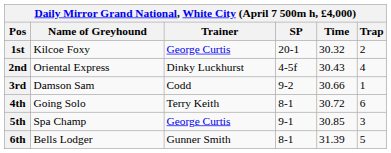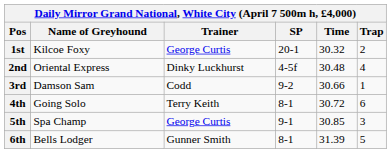(332, 67) 30.43 -> (332, 67) 30.48
